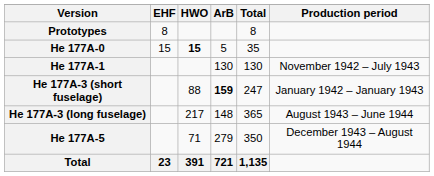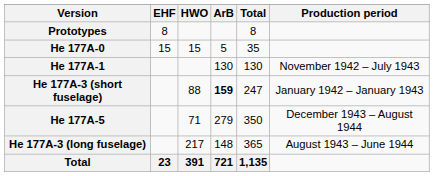(195, 48) bold -> (195, 48) normal
rows swapped: (78, 114) <-> (78, 138)
